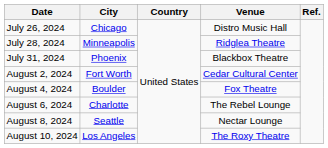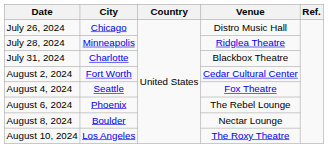(109, 58) Phoenix -> (109, 58) Charlotte
(109, 89) Boulder -> (109, 89) Seattle
(109, 105) Charlotte -> (109, 105) Phoenix
(109, 120) Seattle -> (109, 120) Boulder
